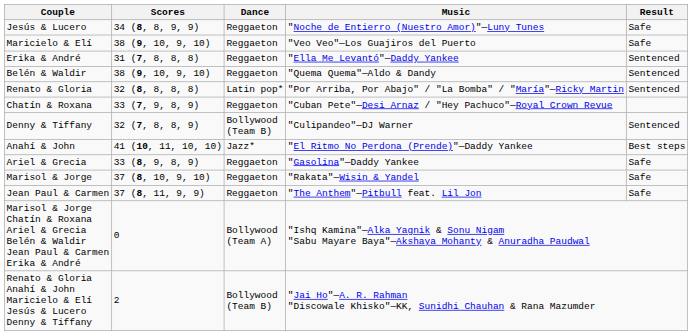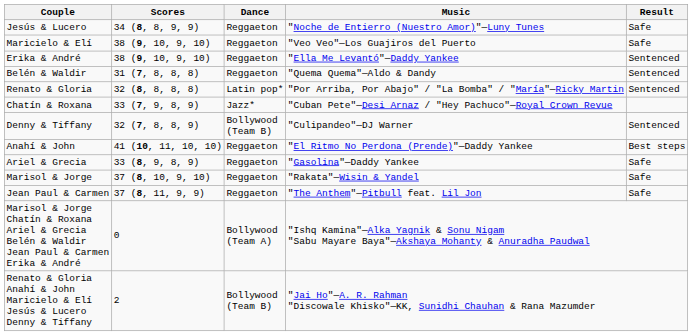(156, 58) 31 (7, 8, 8, 8) -> (162, 58) 38 (9, 10, 9, 10)
(162, 74) 38 (9, 10, 9, 10) -> (156, 74) 31 (7, 8, 8, 8)
(252, 105) Reggaeton -> (241, 105) Jazz*
(241, 147) Jazz* -> (252, 147) Reggaeton
